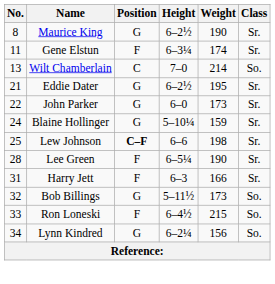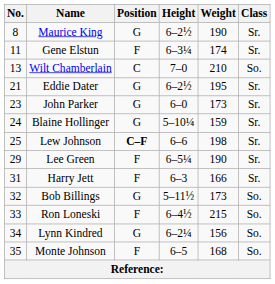(218, 68) 214 -> (218, 68) 210
(15, 104) 22 -> (15, 104) 23
(15, 159) 28 -> (15, 159) 29
+ row: (70, 251)
